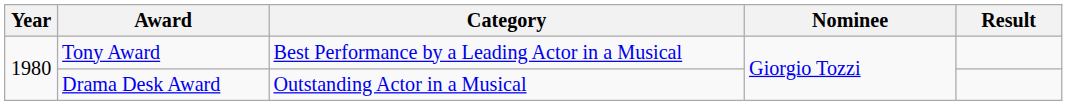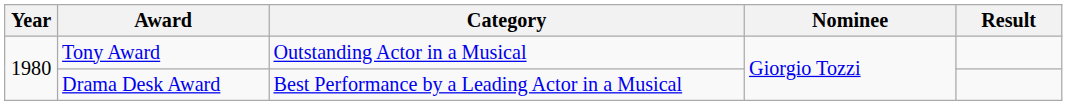(478, 52) Best Performance by a Leading Actor in a Musical -> (400, 52) Outstanding Actor in a Musical
(400, 84) Outstanding Actor in a Musical -> (478, 84) Best Performance by a Leading Actor in a Musical
